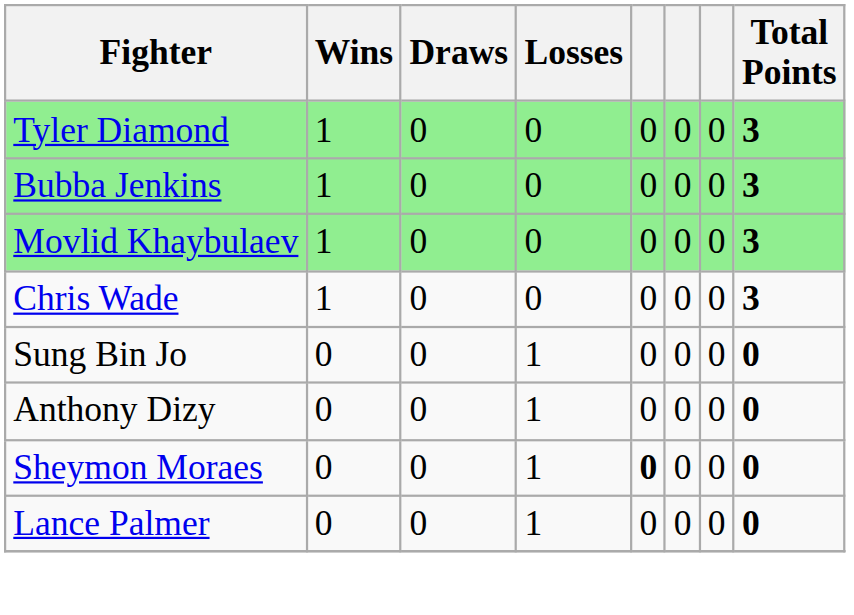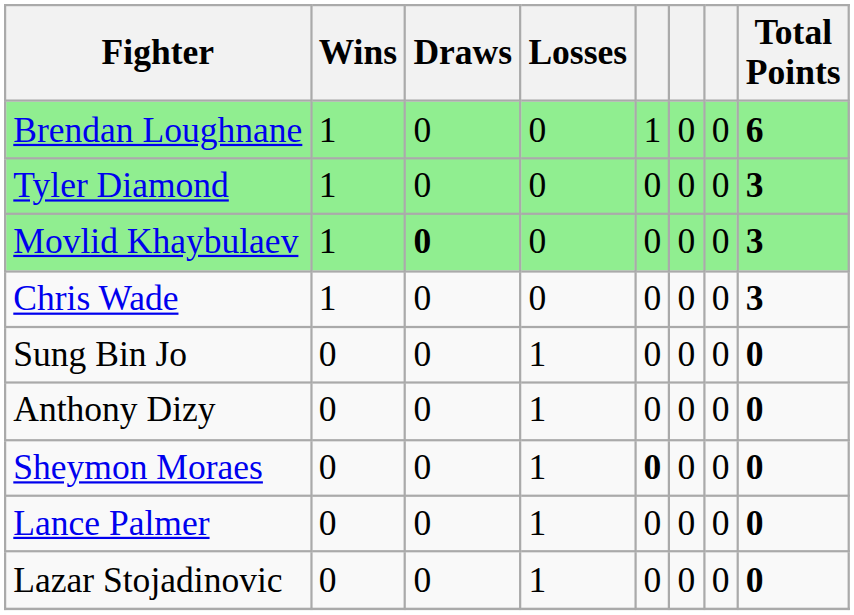+ row: (158, 128)
- row: (117, 185)
(418, 241) normal -> (422, 241) bold
+ row: (148, 579)
